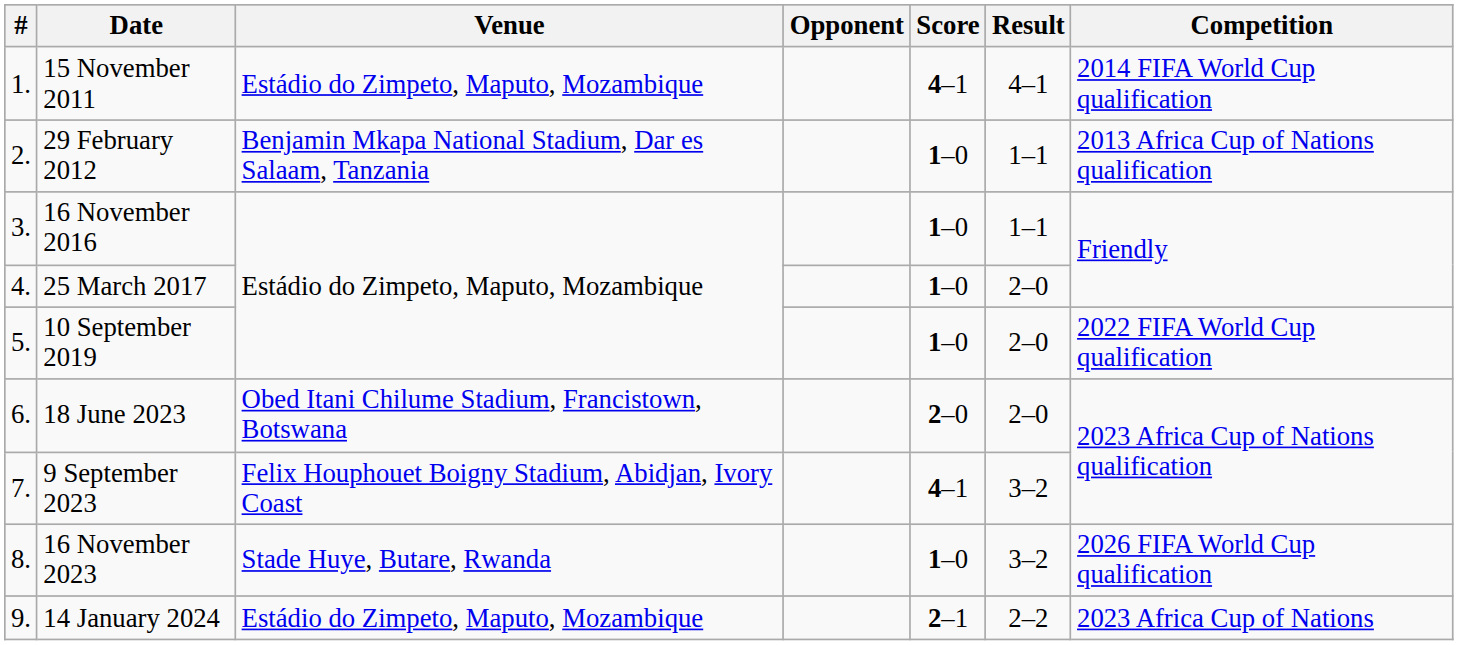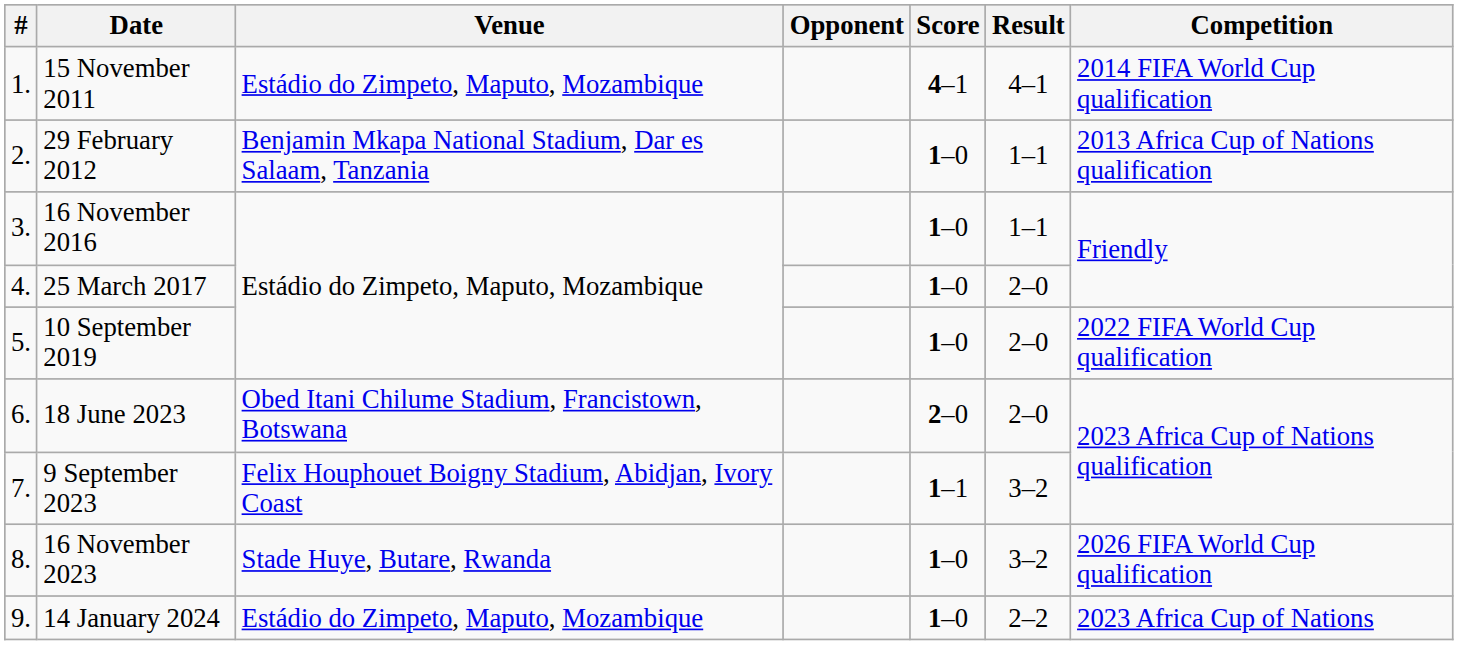(948, 487) 4–1 -> (948, 487) 1–1
(948, 617) 2–1 -> (948, 617) 1–0
